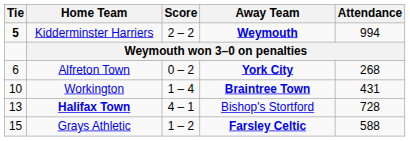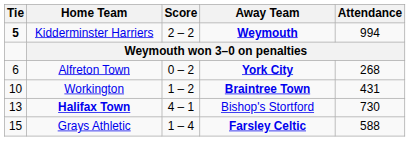(181, 88) 1 – 4 -> (181, 88) 1 – 2
(370, 107) 728 -> (370, 107) 730
(181, 126) 1 – 2 -> (181, 126) 1 – 4
